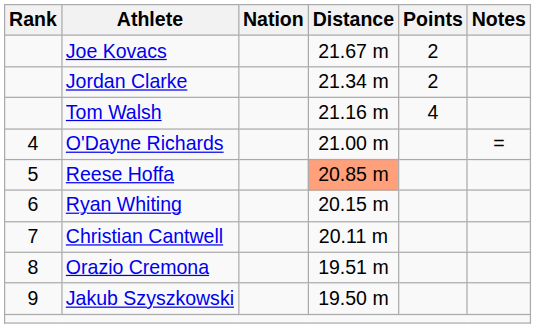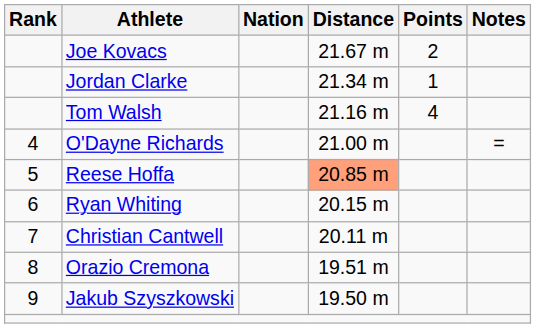(433, 81) 2 -> (433, 81) 1
